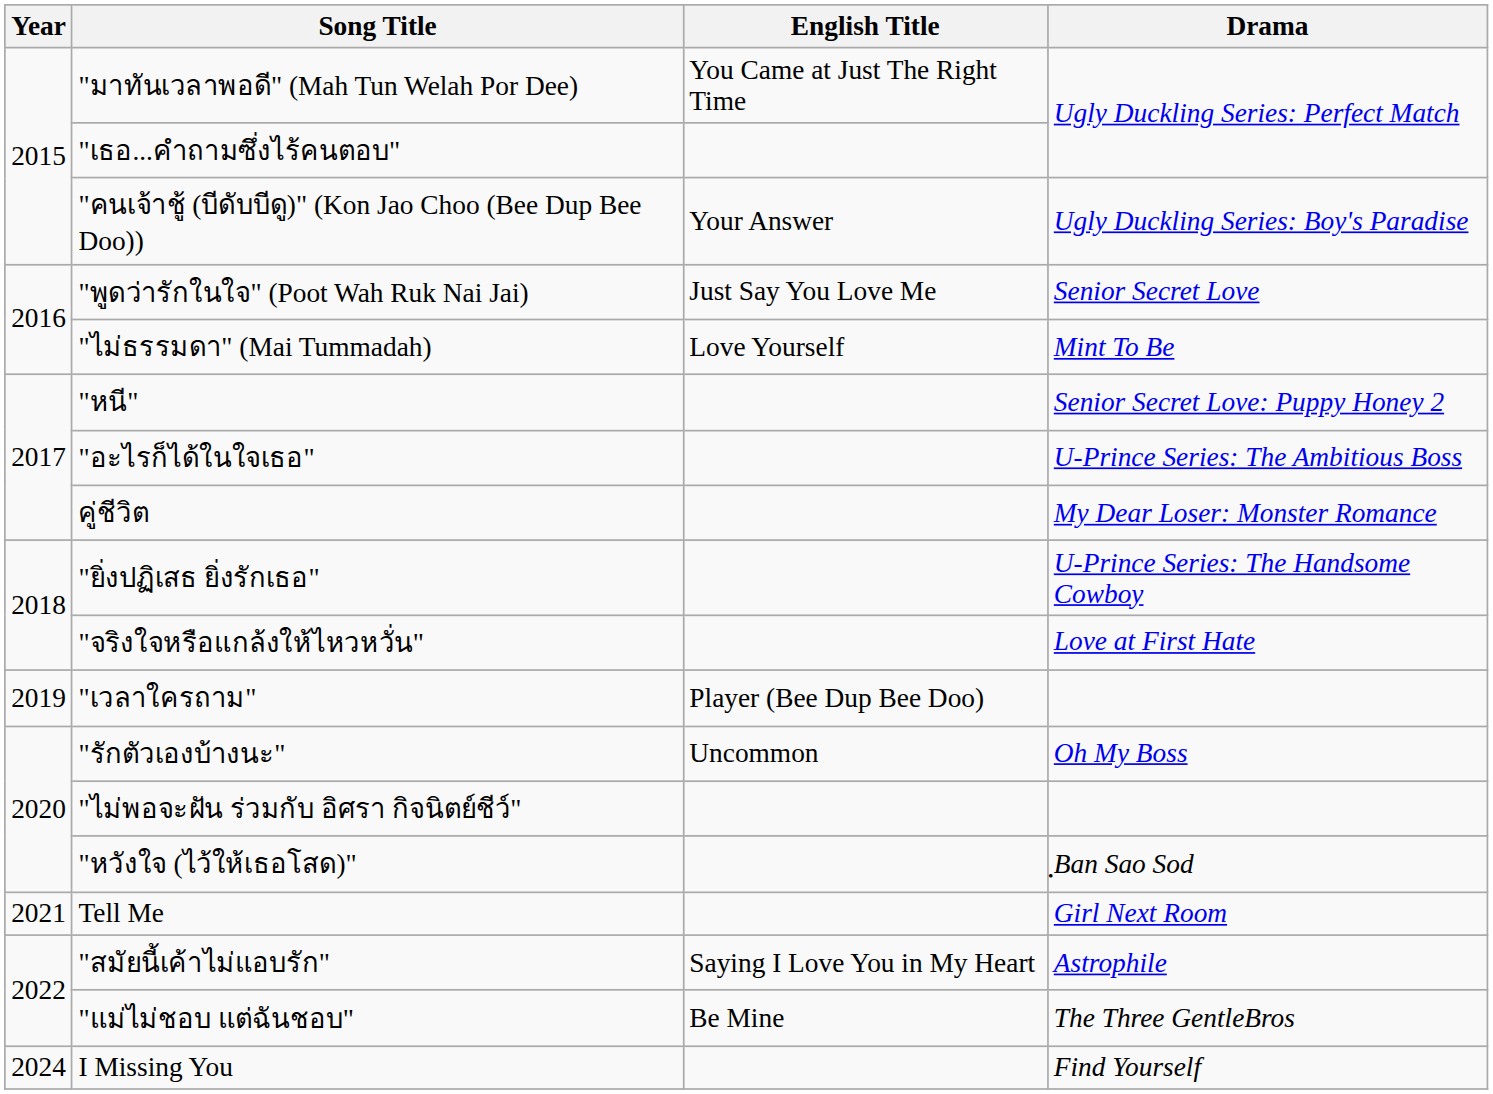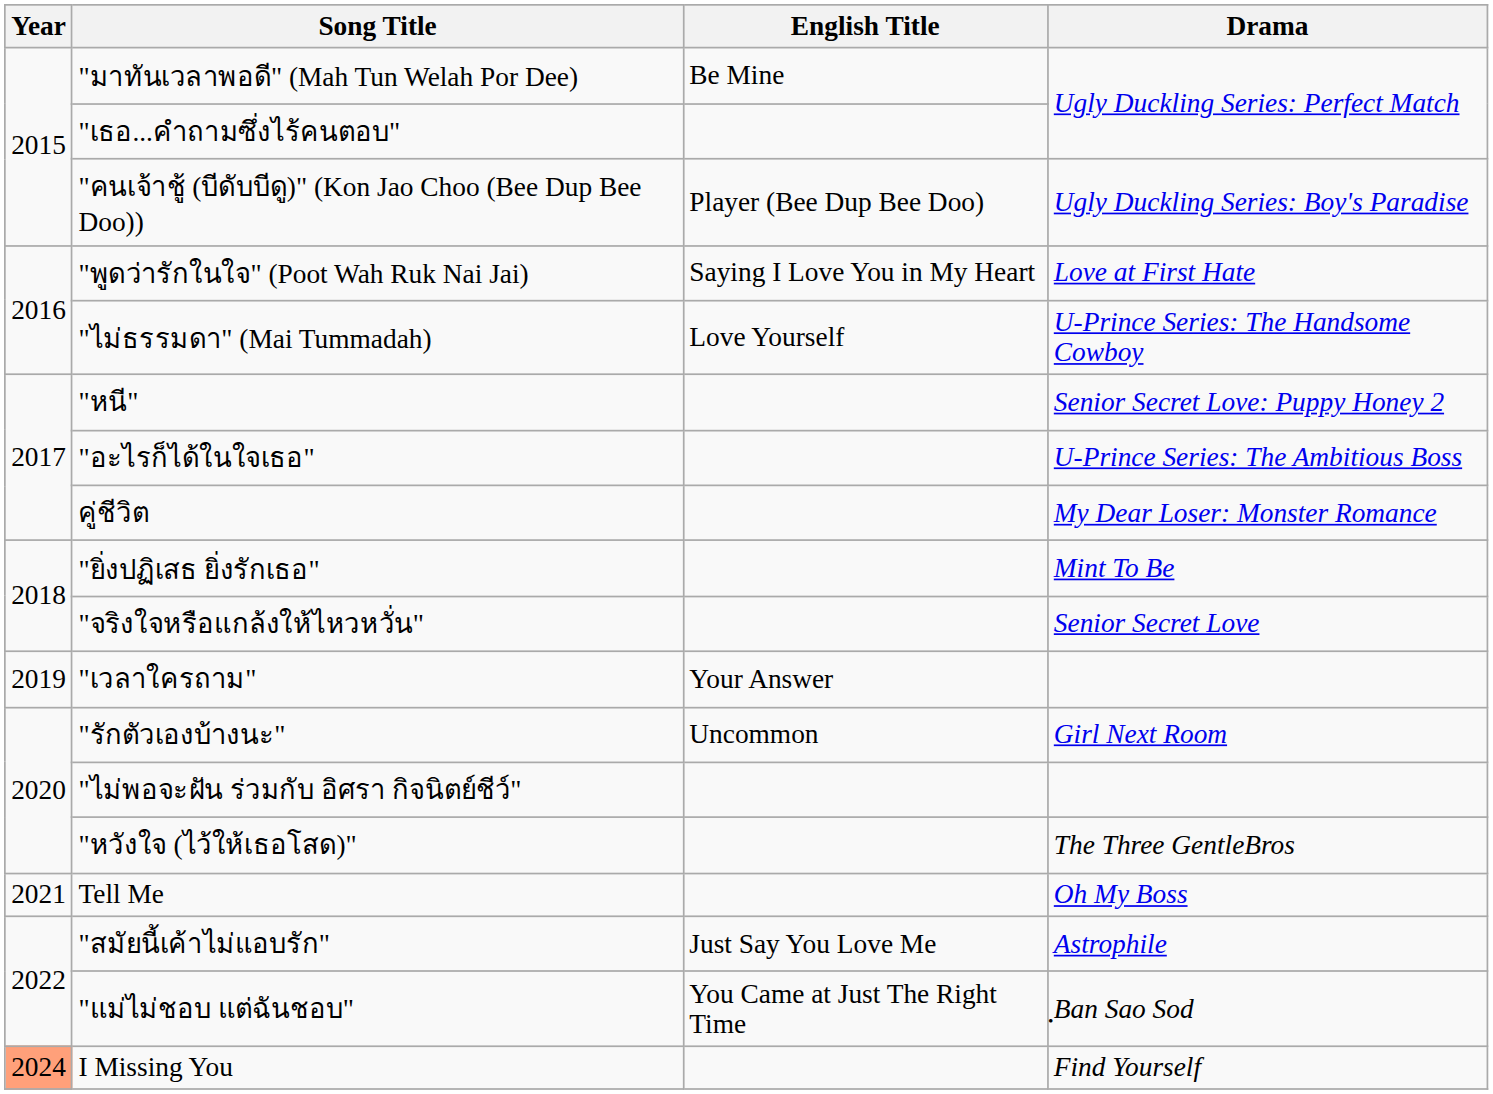(843, 84) You Came at Just The Right Time -> (737, 75) Be Mine
(761, 220) Your Answer -> (837, 201) Player (Bee Dup Bee Doo)
(813, 291) Just Say You Love Me -> (862, 272) Saying I Love You in My Heart
(1157, 291) Senior Secret Love -> (1154, 272) Love at First Hate
(1114, 346) Mint To Be -> (1232, 337) U-Prince Series: The Handsome Cowboy
(1232, 577) U-Prince Series: The Handsome Cowboy -> (1114, 568) Mint To Be
(1154, 642) Love at First Hate -> (1157, 623) Senior Secret Love
(837, 697) Player (Bee Dup Bee Doo) -> (761, 678) Your Answer
(1121, 752) Oh My Boss -> (1140, 734) Girl Next Room
(1124, 864) ฺBan Sao Sod -> (1174, 844) The Three GentleBros
(1140, 913) Girl Next Room -> (1121, 894) Oh My Boss
(862, 962) Saying I Love You in My Heart -> (813, 943) Just Say You Love Me
(737, 1017) Be Mine -> (843, 1008) You Came at Just The Right Time
(1174, 1017) The Three GentleBros -> (1124, 1009) ฺBan Sao Sod
(39, 1067) no background -> (39, 1067) lightsalmon background
